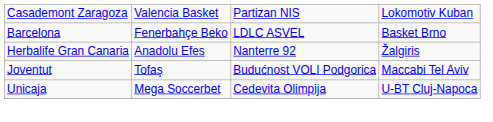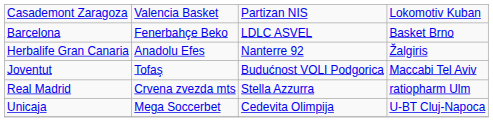+ row: (39, 88)
